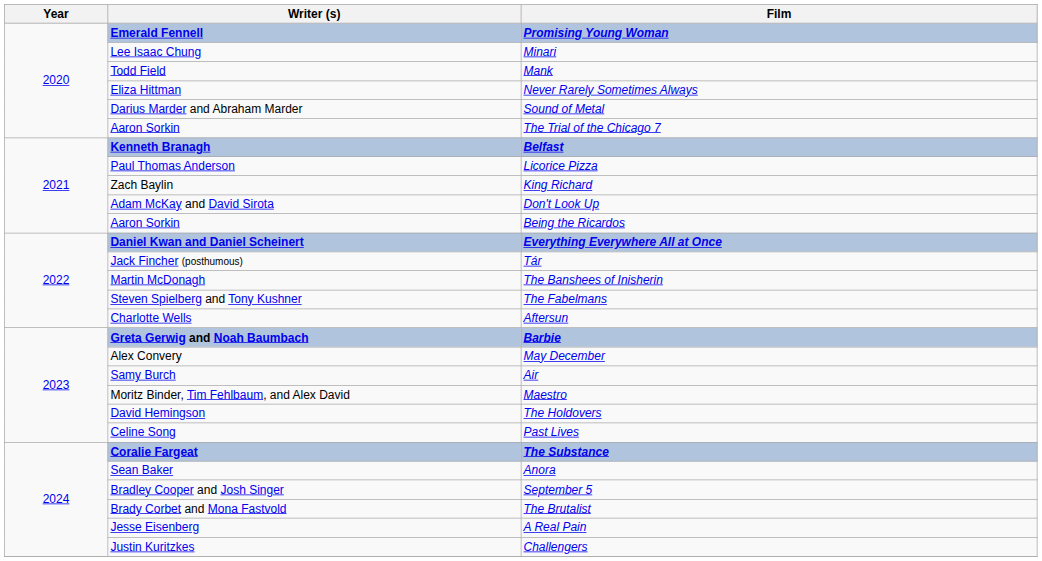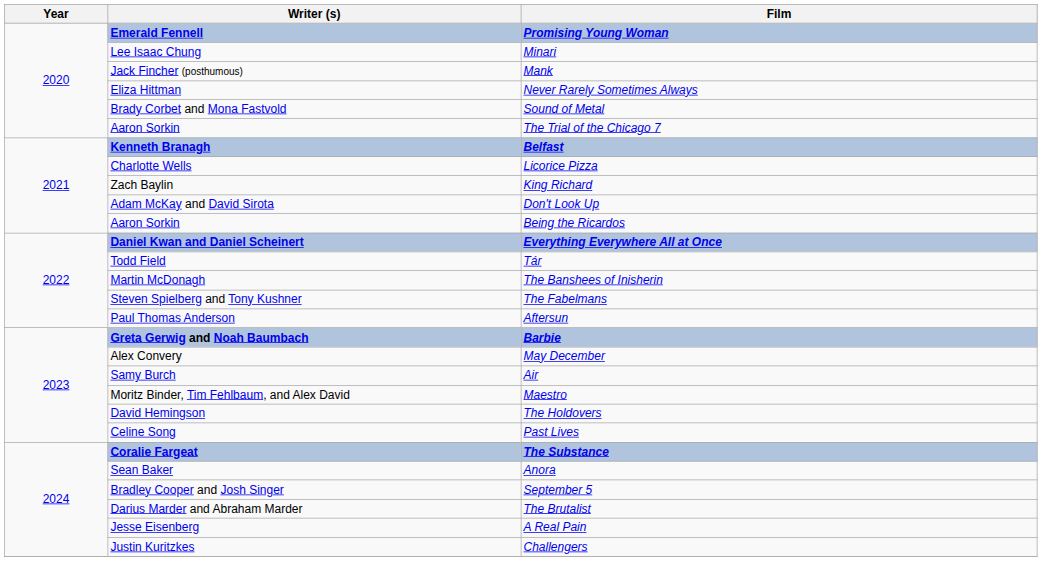(138, 71) Todd Field -> (177, 71) Jack Fincher (posthumous)
(206, 109) Darius Marder and Abraham Marder -> (198, 109) Brady Corbet and Mona Fastvold
(173, 166) Paul Thomas Anderson -> (151, 166) Charlotte Wells
(177, 261) Jack Fincher (posthumous) -> (138, 261) Todd Field
(151, 318) Charlotte Wells -> (173, 318) Paul Thomas Anderson
(198, 508) Brady Corbet and Mona Fastvold -> (206, 508) Darius Marder and Abraham Marder
